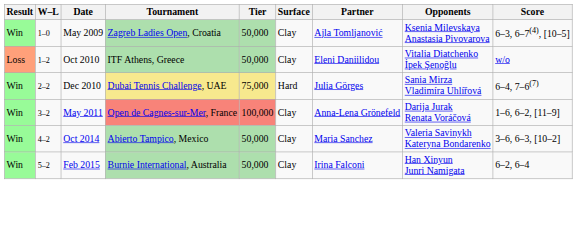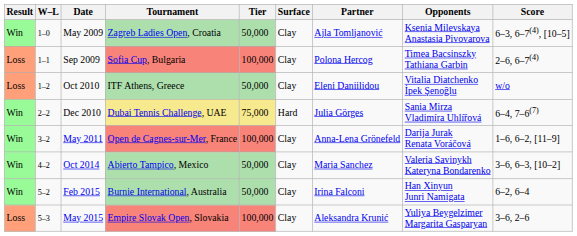+ row: (82, 59)
+ row: (83, 218)
